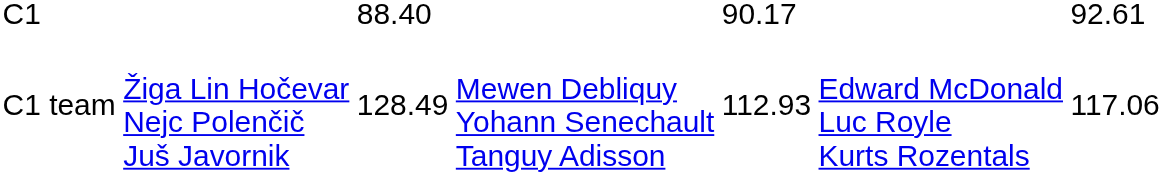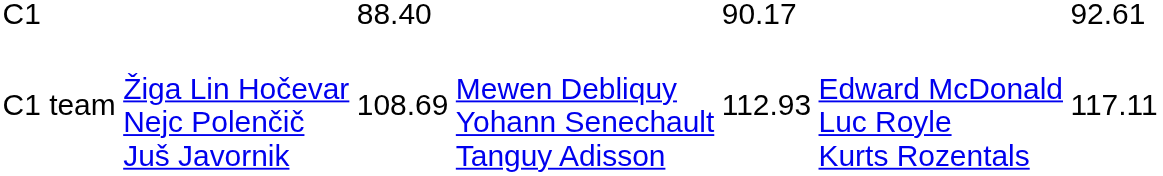(403, 105) 128.49 -> (403, 105) 108.69
(1115, 105) 117.06 -> (1114, 105) 117.11
